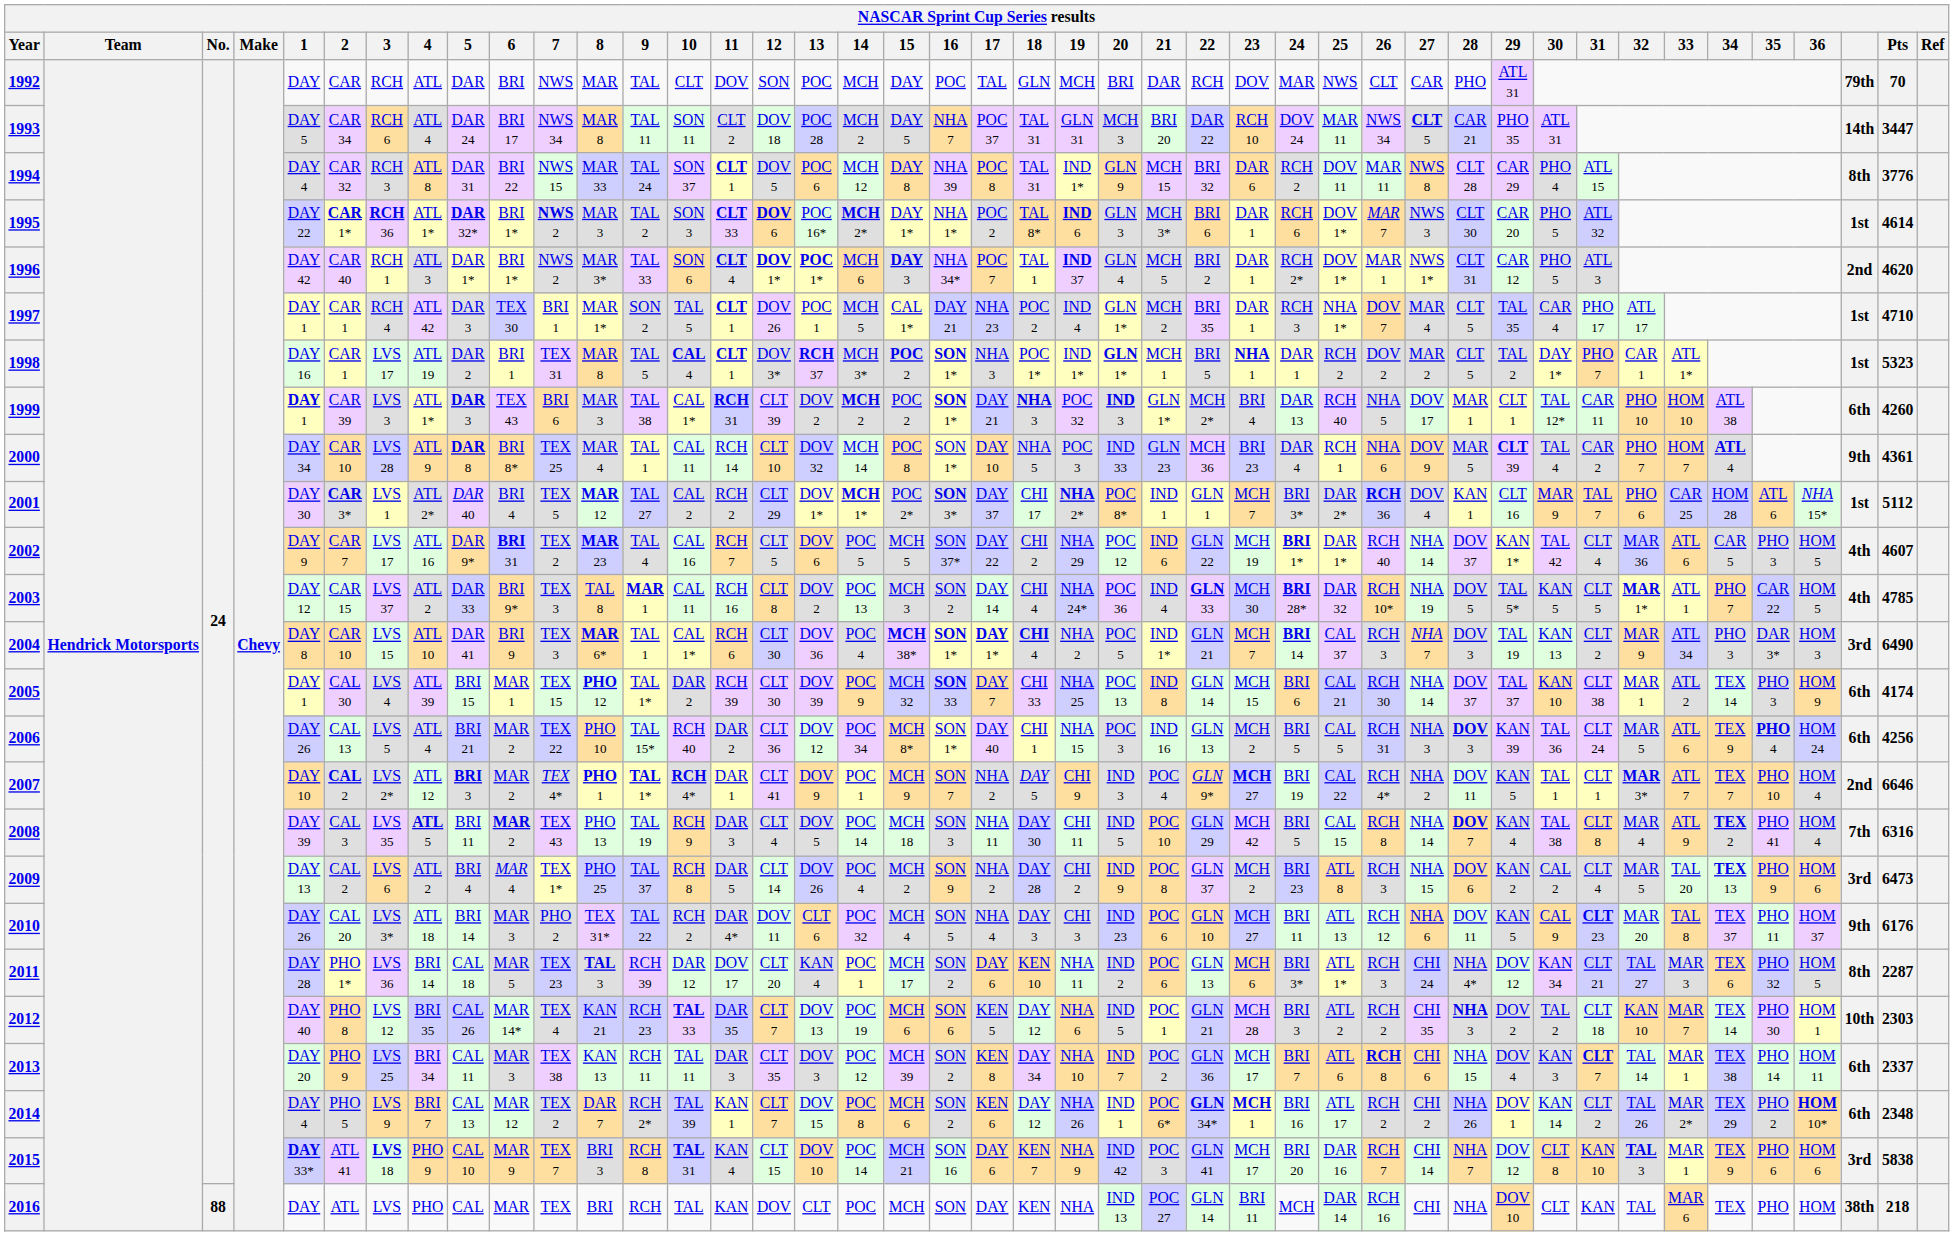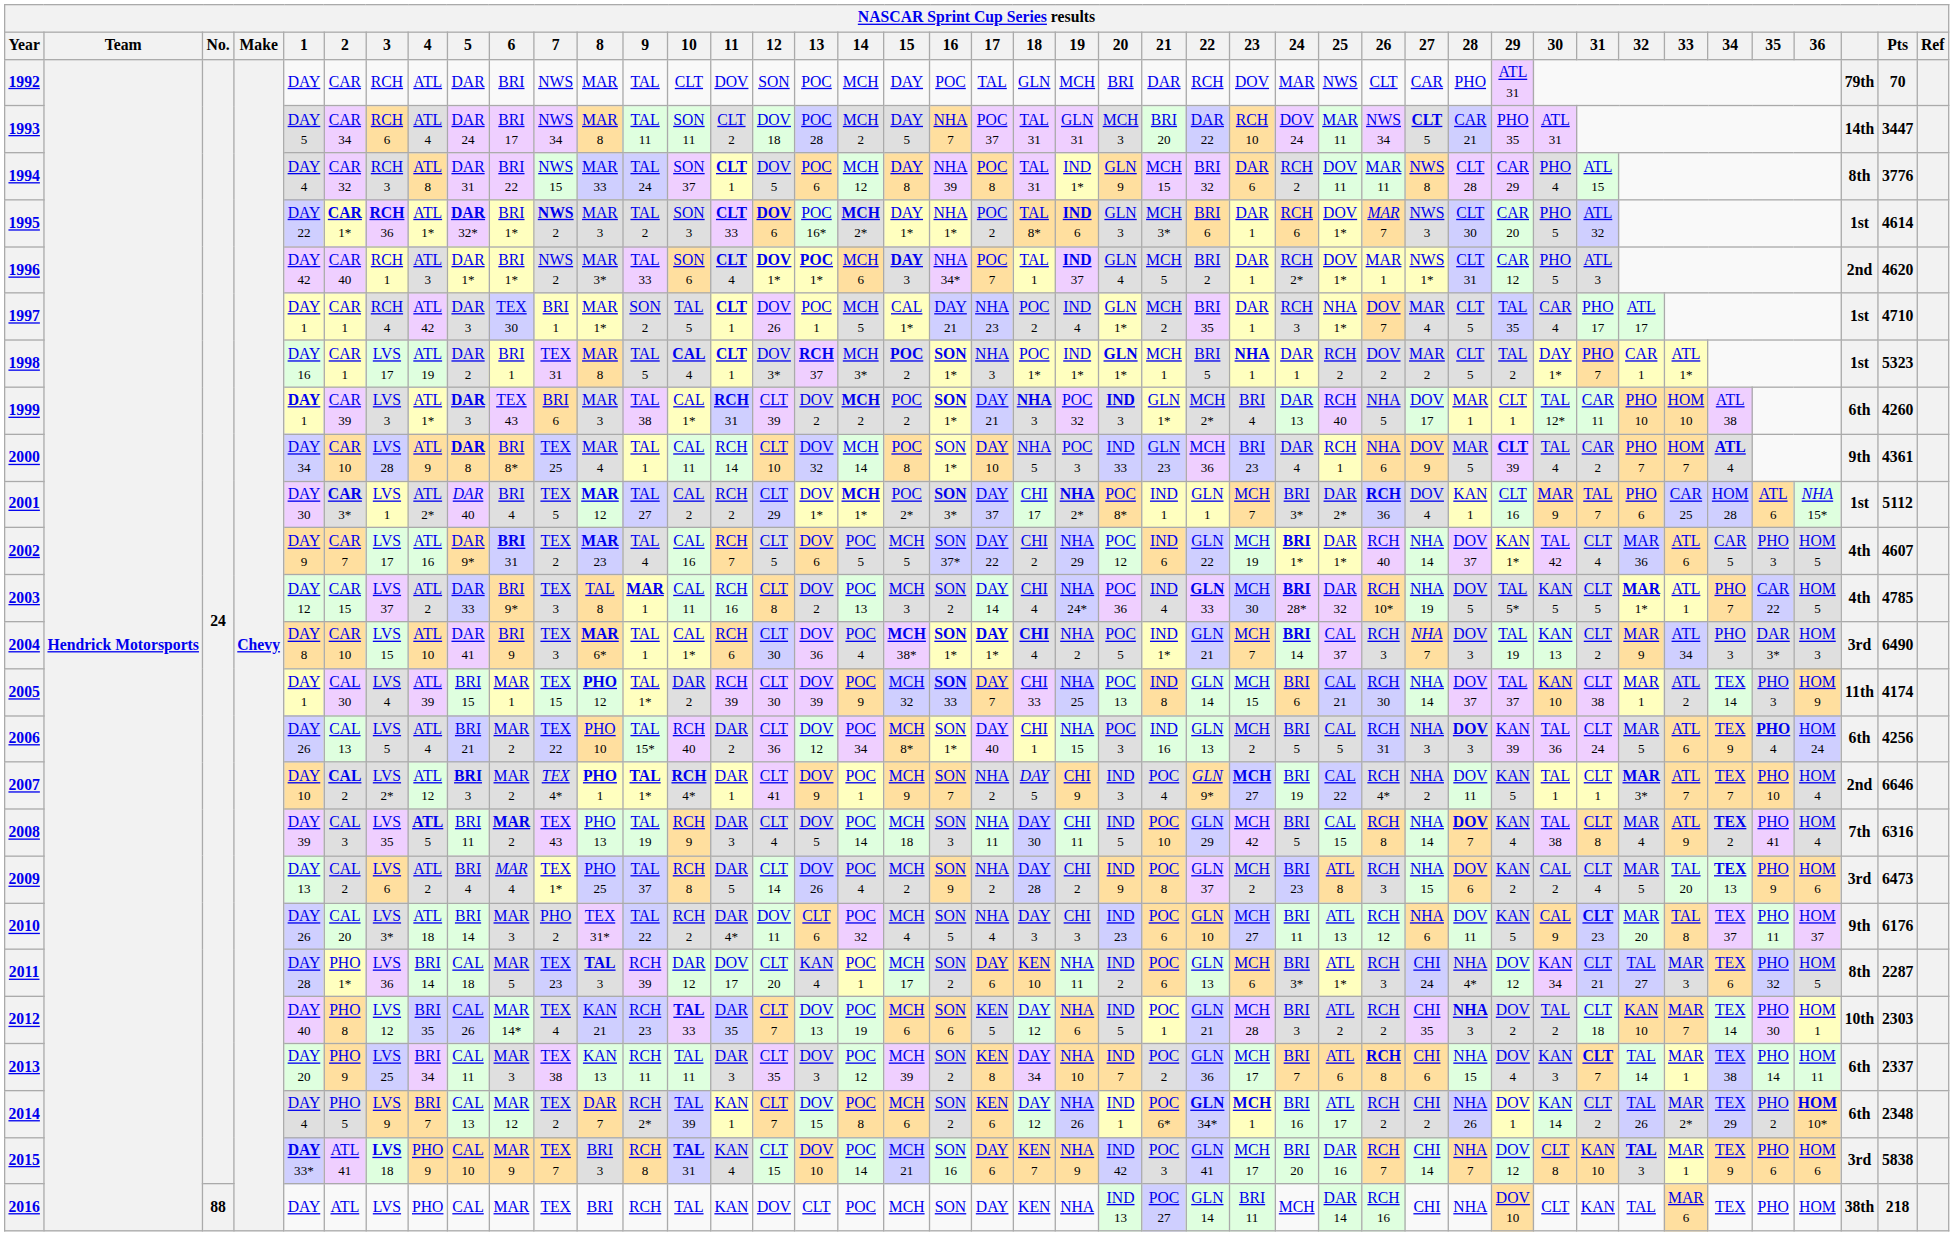(1860, 691) 6th -> (1860, 691) 11th
